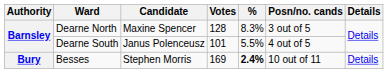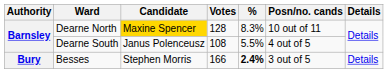(159, 28) no background -> (159, 28) gold background
(289, 28) 3 out of 5 -> (295, 28) 10 out of 11
(218, 44) 101 -> (218, 44) 108
(218, 60) 169 -> (218, 60) 166
(295, 60) 10 out of 11 -> (289, 60) 3 out of 5
